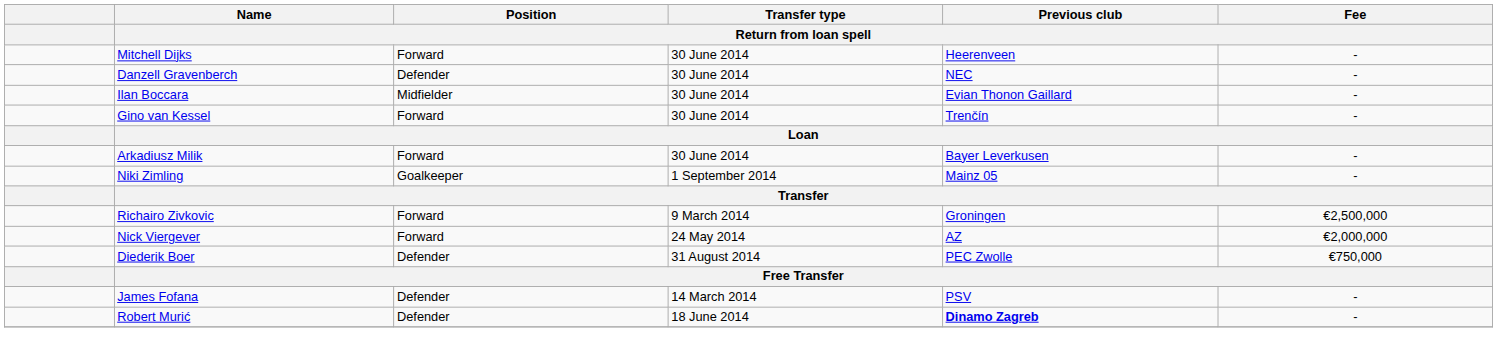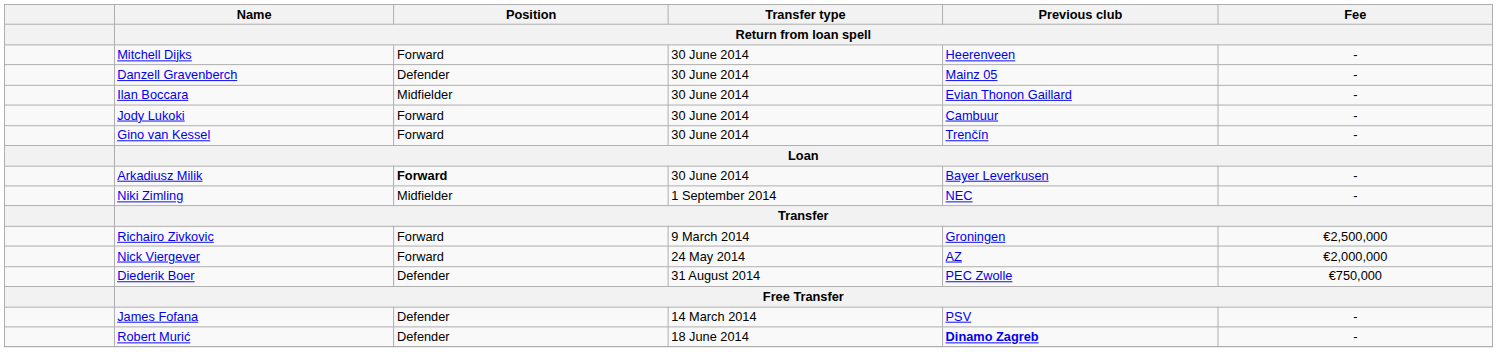(959, 75) NEC -> (972, 75) Mainz 05
+ row: (151, 115)
(420, 155) normal -> (422, 175) bold
(430, 175) Goalkeeper -> (425, 196) Midfielder
(972, 175) Mainz 05 -> (959, 196) NEC
